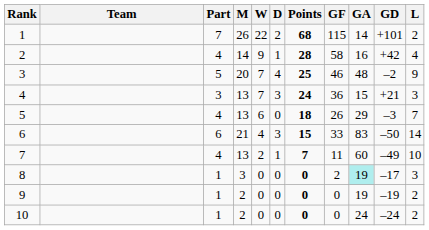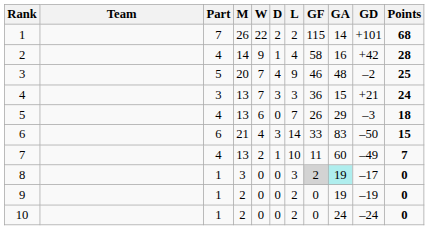columns swapped: (415, 14) <-> (305, 14)
(337, 174) no background -> (316, 174) lightgrey background
